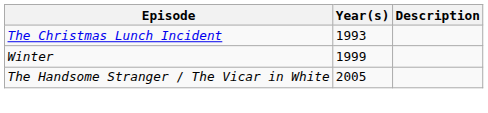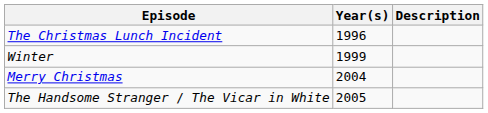(351, 36) 1993 -> (351, 36) 1996
+ row: (65, 77)
